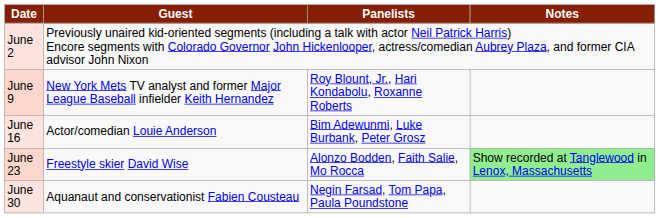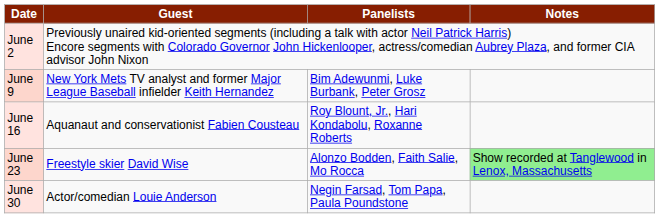(366, 92) Roy Blount, Jr., Hari Kondabolu, Roxanne Roberts -> (368, 85) Bim Adewunmi, Luke Burbank, Peter Grosz
(131, 131) Actor/comedian Louie Anderson -> (173, 125) Aquanaut and conservationist Fabien Cousteau
(368, 131) Bim Adewunmi, Luke Burbank, Peter Grosz -> (366, 125) Roy Blount, Jr., Hari Kondabolu, Roxanne Roberts
(173, 196) Aquanaut and conservationist Fabien Cousteau -> (131, 196) Actor/comedian Louie Anderson
